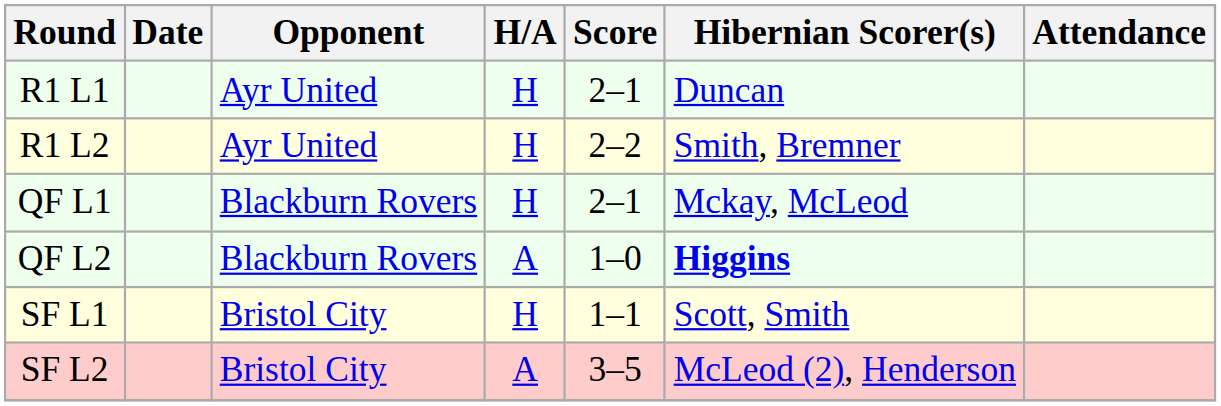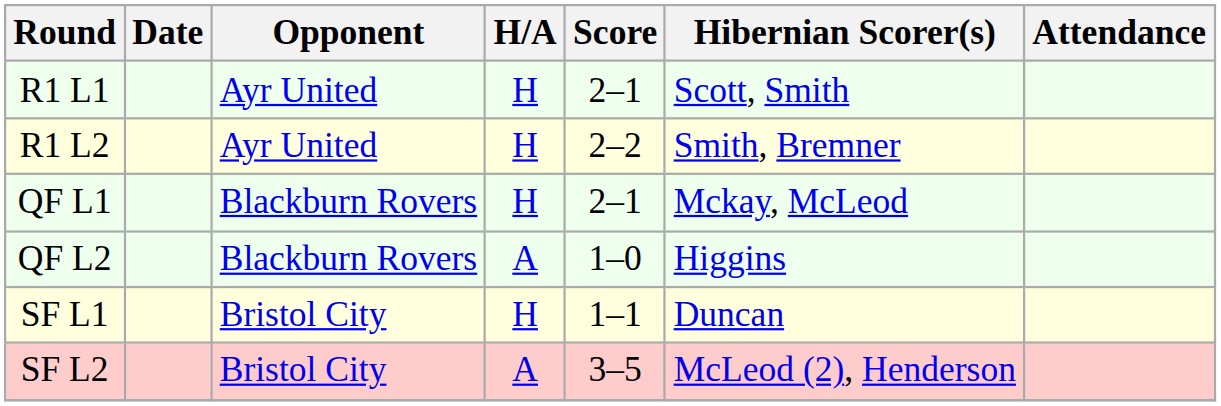(729, 88) Duncan -> (762, 88) Scott, Smith
(732, 257) bold -> (730, 257) normal
(762, 314) Scott, Smith -> (729, 314) Duncan
